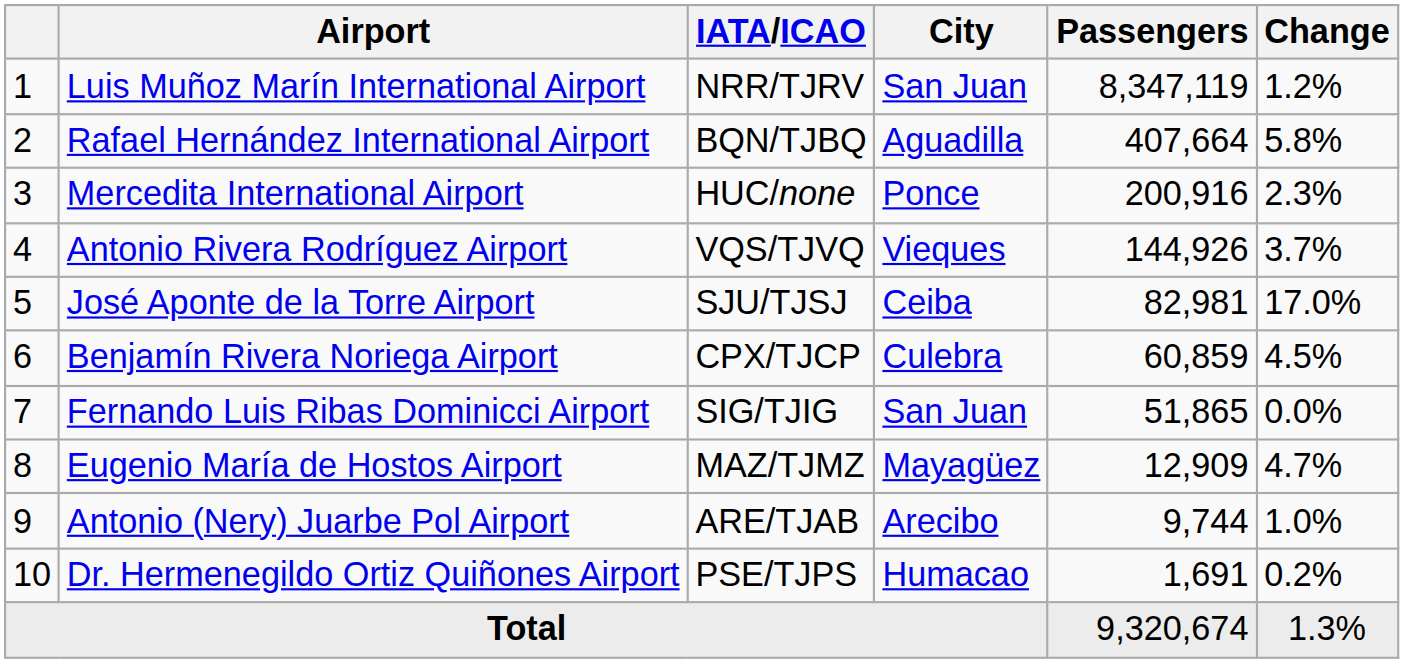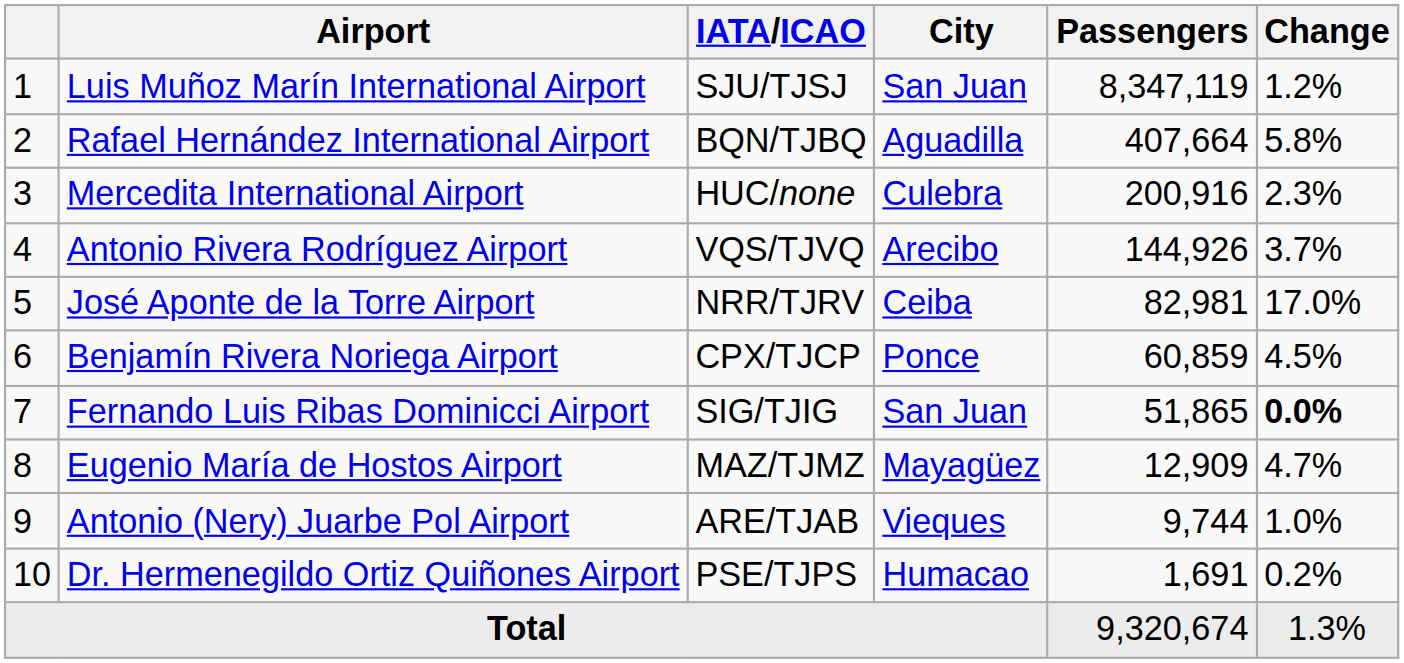(780, 85) NRR/TJRV -> (771, 85) SJU/TJSJ
(931, 194) Ponce -> (942, 194) Culebra
(944, 248) Vieques -> (940, 248) Arecibo
(771, 303) SJU/TJSJ -> (780, 303) NRR/TJRV
(942, 357) Culebra -> (931, 357) Ponce
(1303, 411) normal -> (1303, 411) bold
(940, 520) Arecibo -> (944, 520) Vieques
